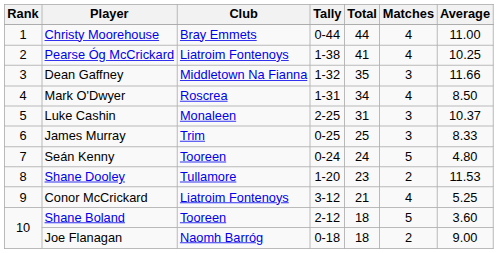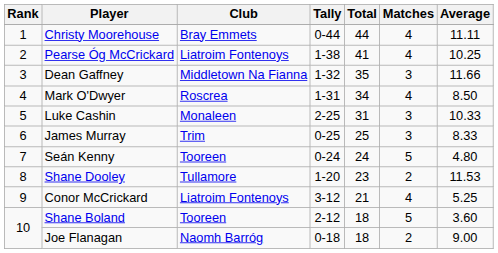(465, 34) 11.00 -> (465, 34) 11.11
(465, 116) 10.37 -> (465, 116) 10.33
